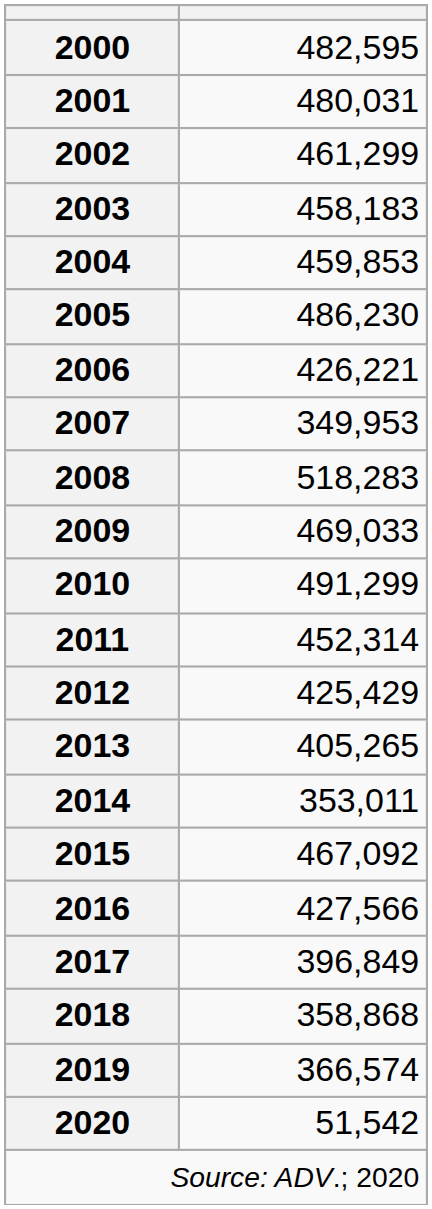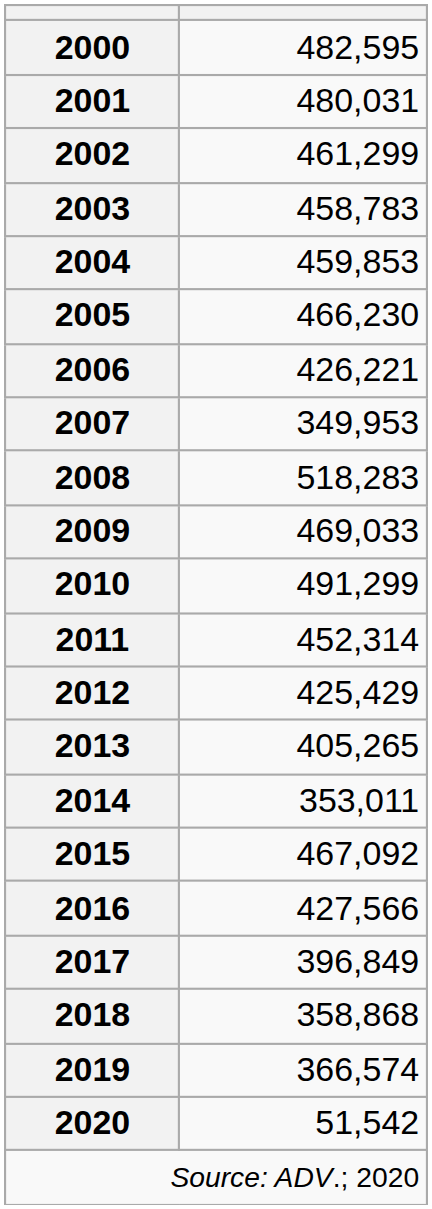(358, 208) 458,183 -> (358, 208) 458,783
(358, 316) 486,230 -> (358, 316) 466,230
